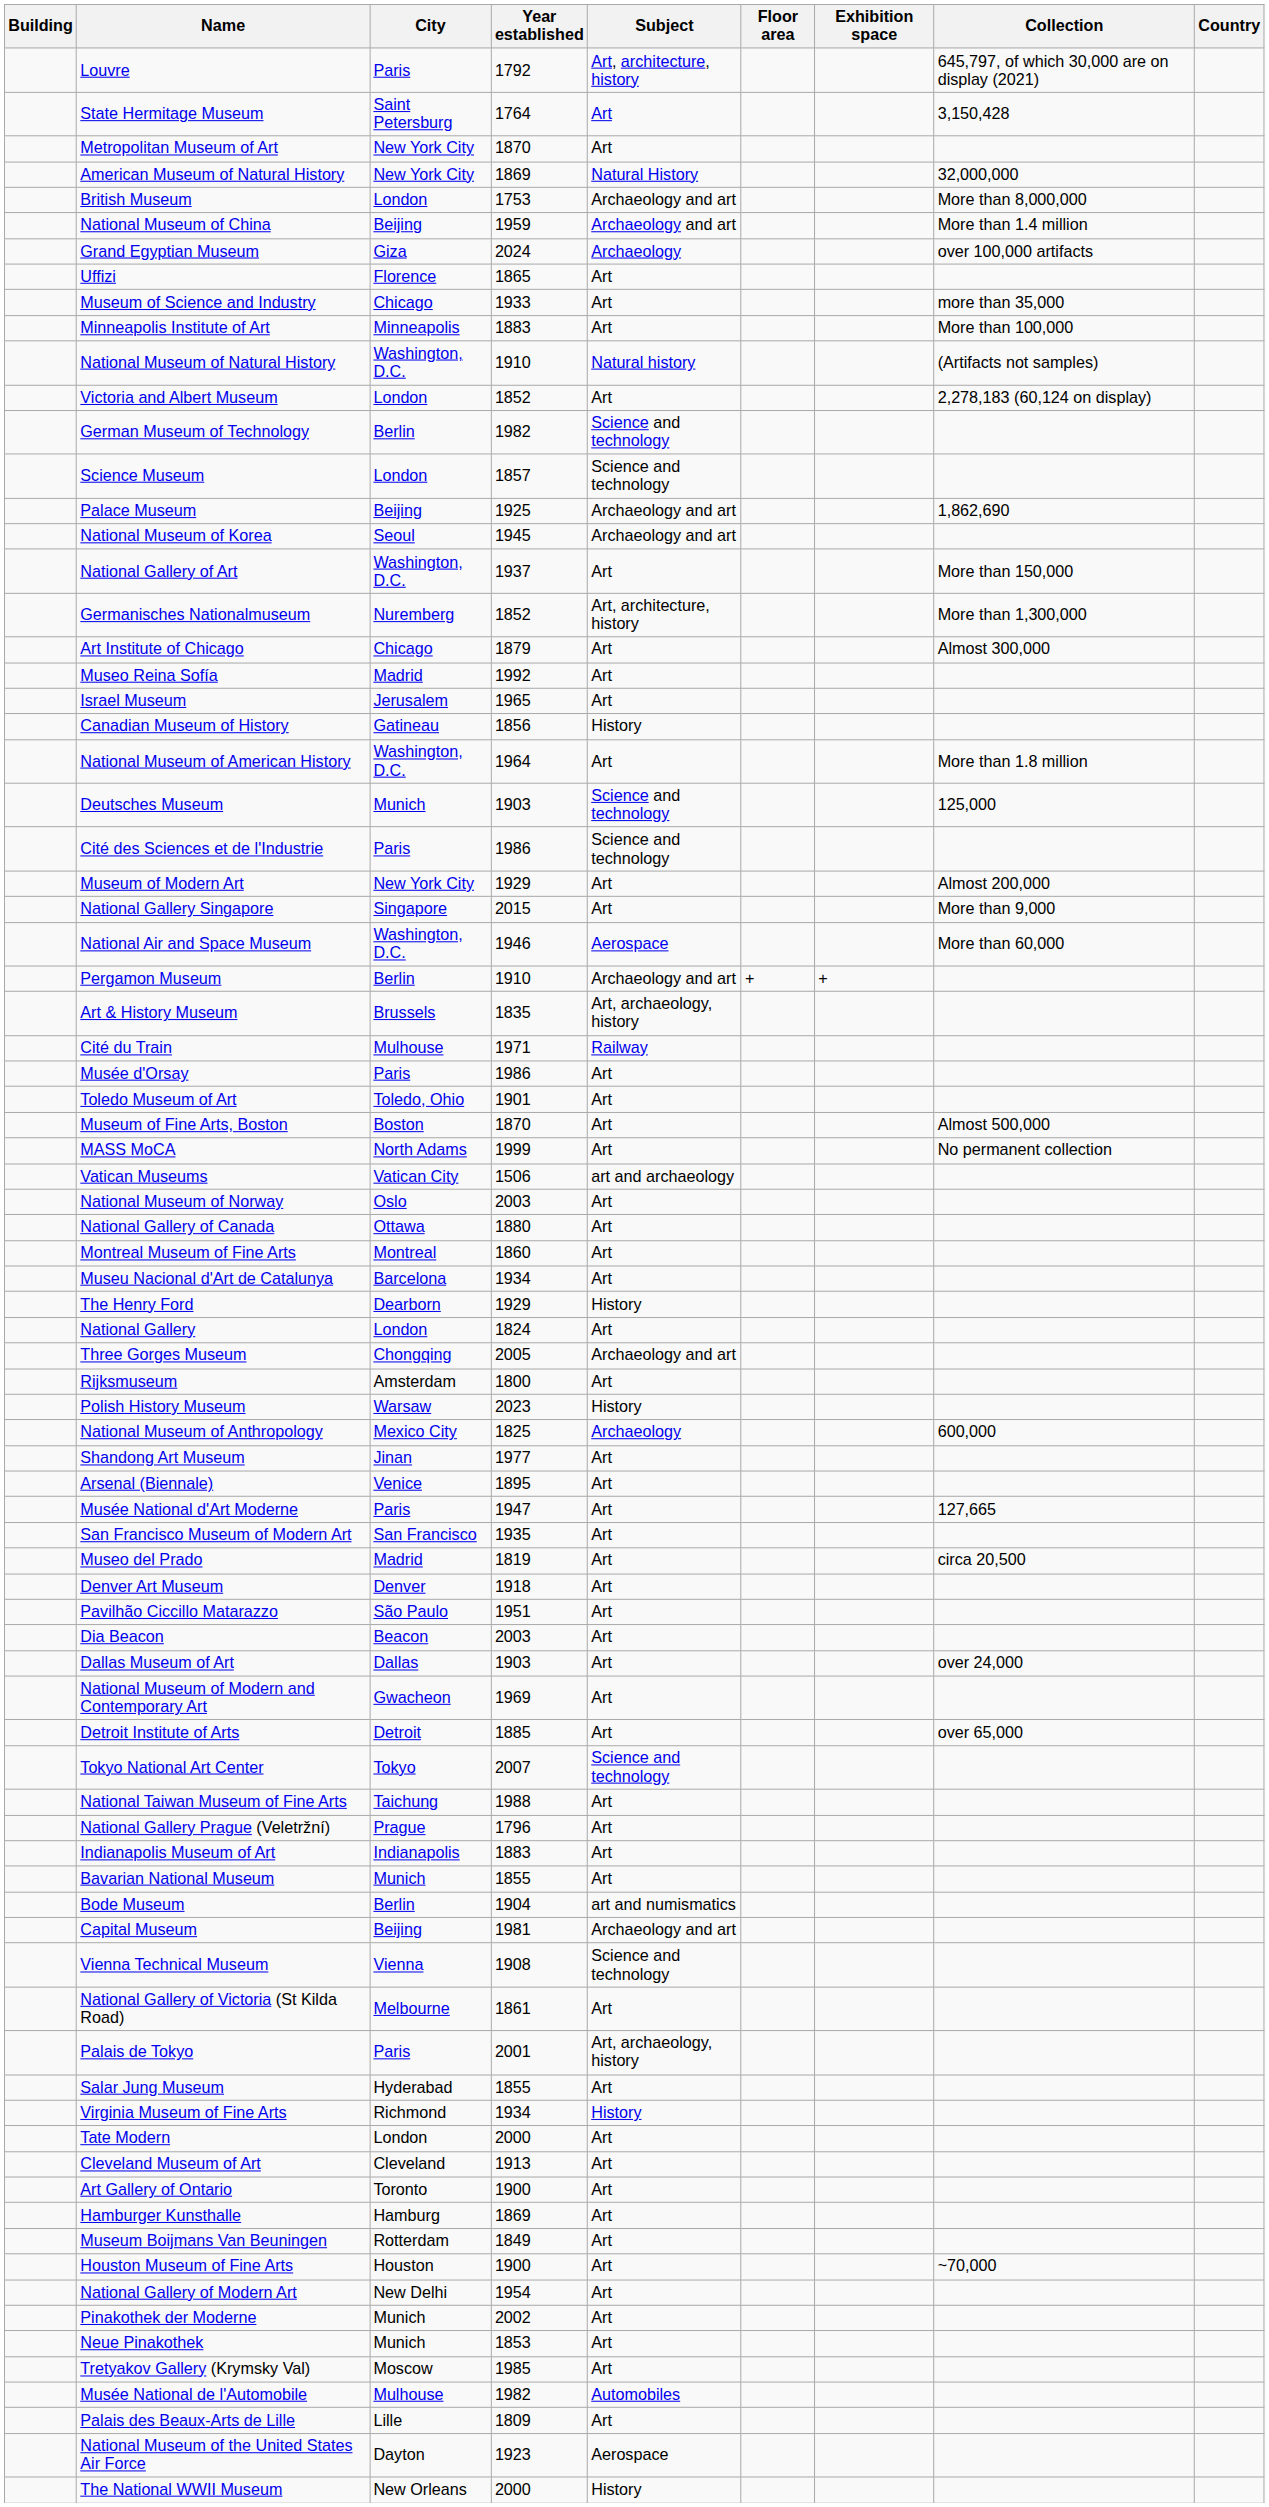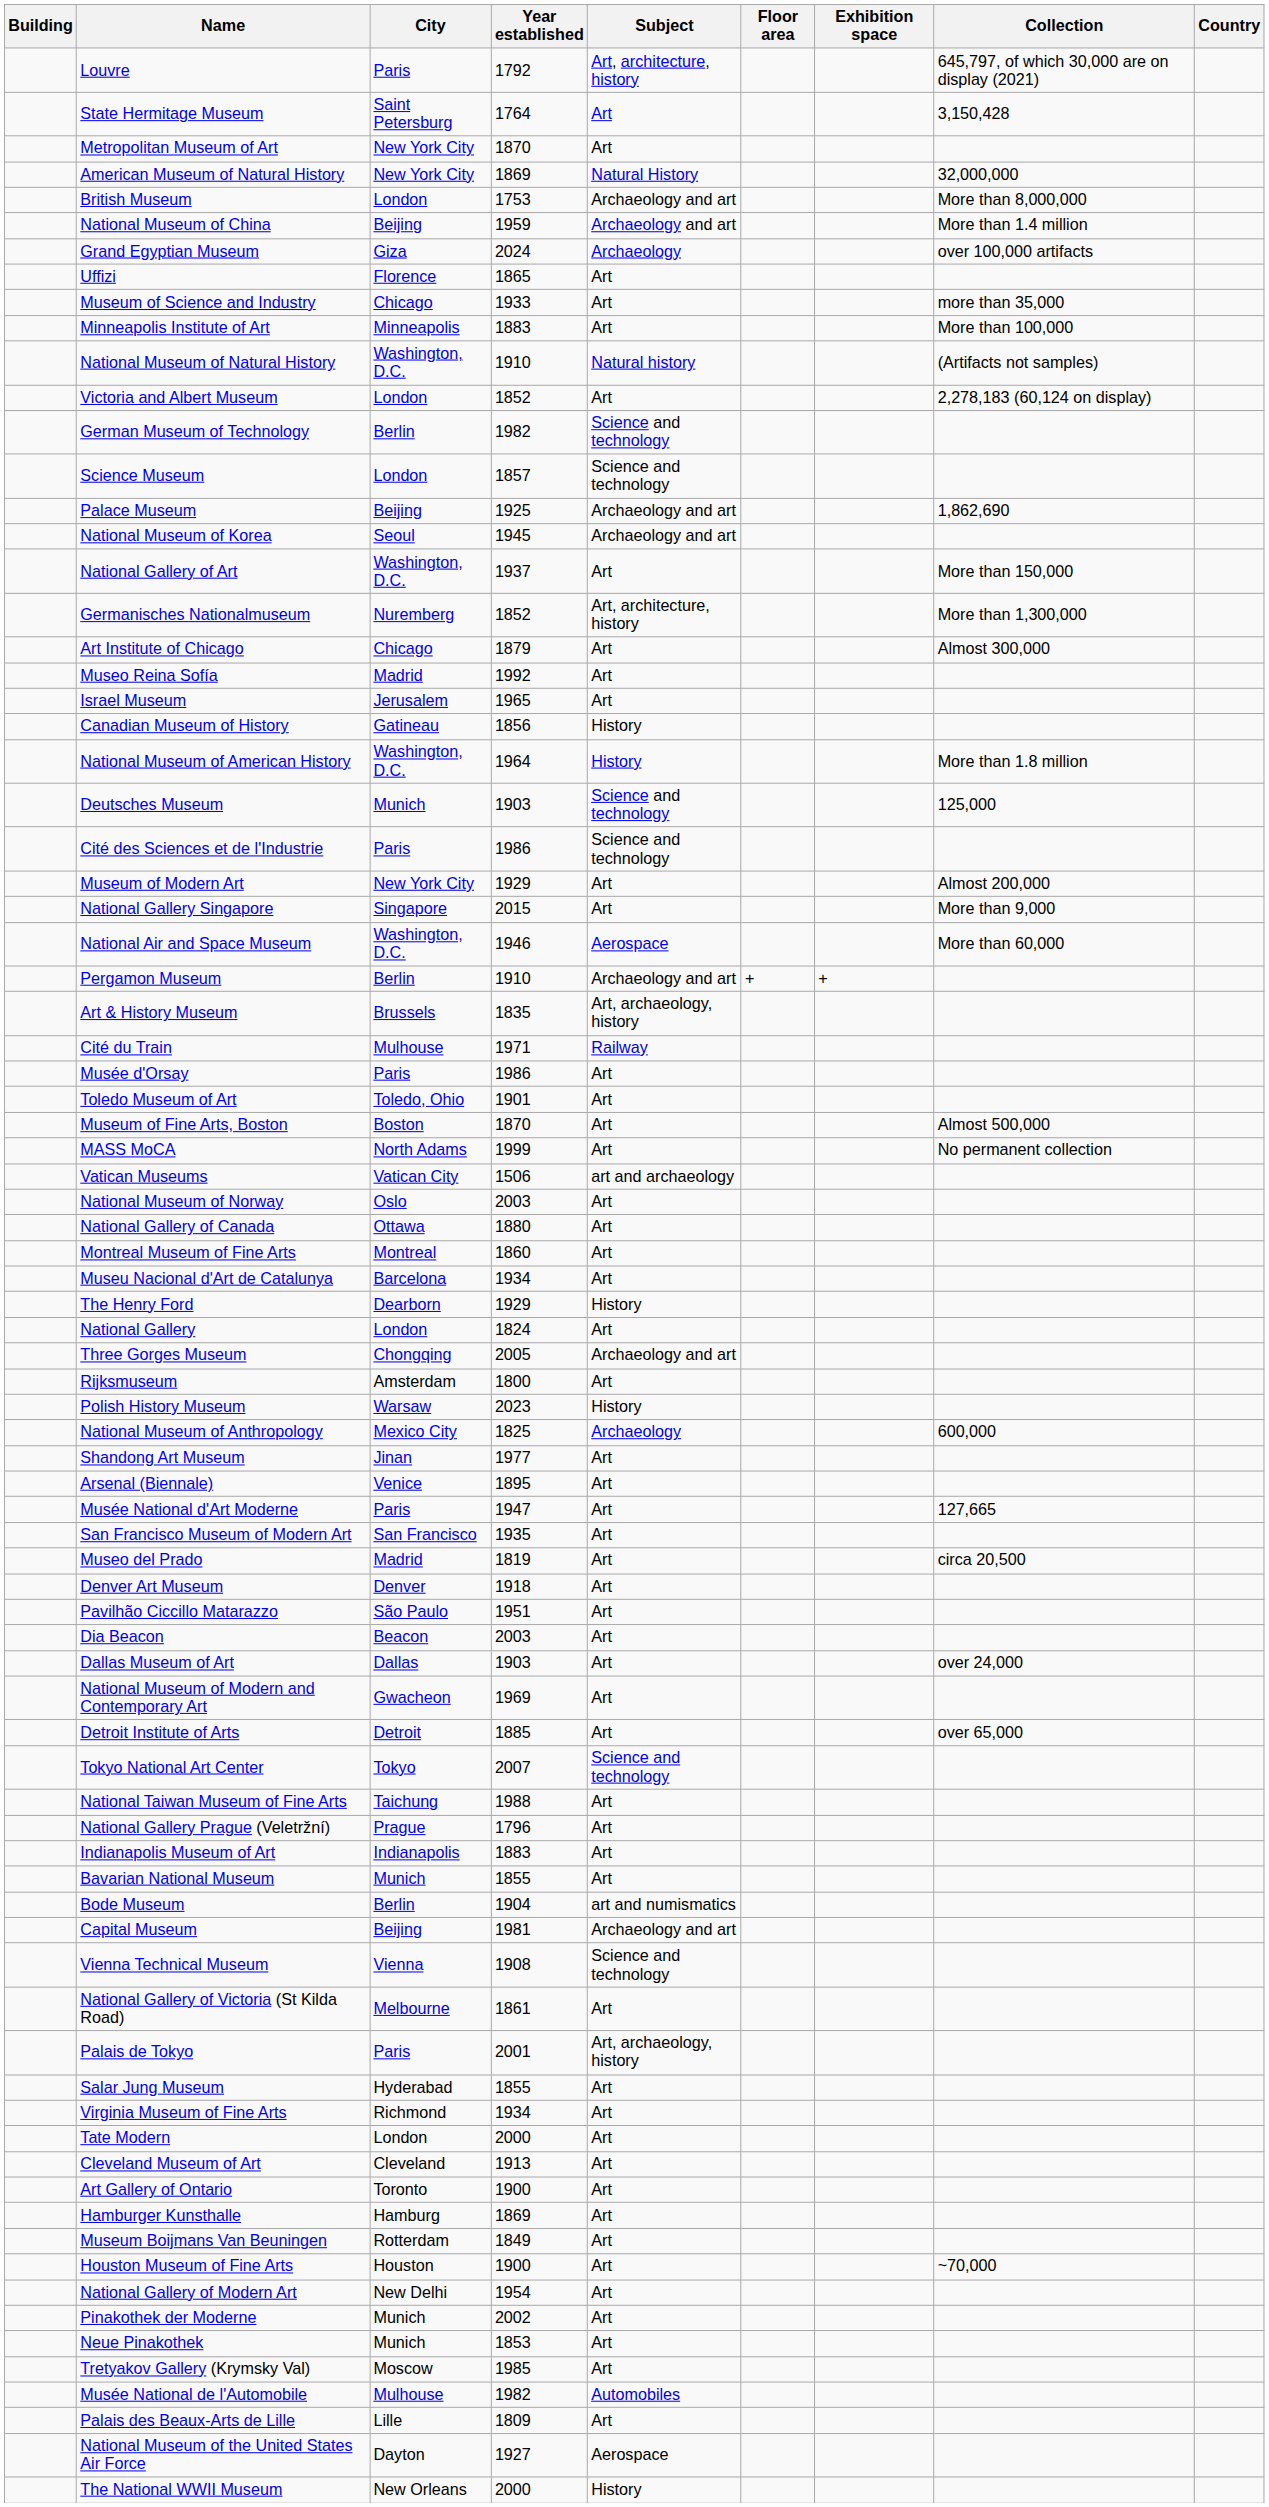(602, 761) Art -> (616, 761) History
(616, 2112) History -> (602, 2112) Art
(513, 2455) 1923 -> (513, 2455) 1927
